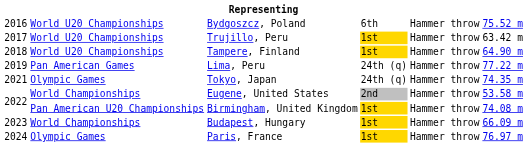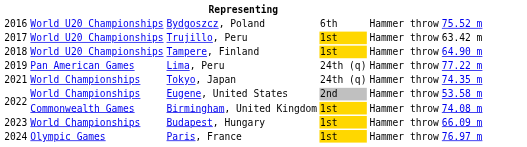(68, 80) Olympic Games -> (85, 80) World Championships
(117, 108) Pan American U20 Championships -> (82, 108) Commonwealth Games
